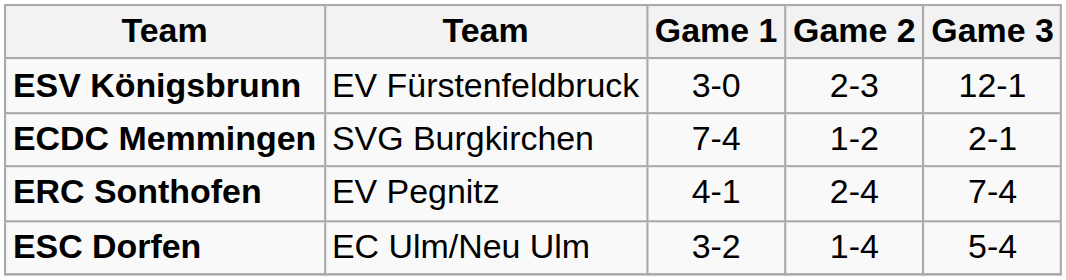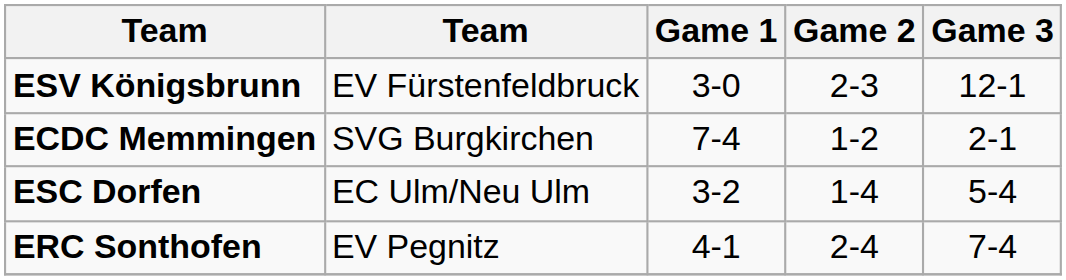rows swapped: (107, 246) <-> (137, 192)
